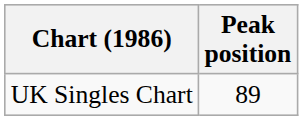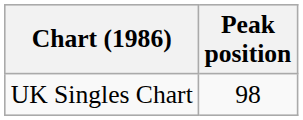(248, 94) 89 -> (248, 94) 98
